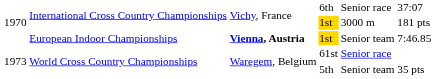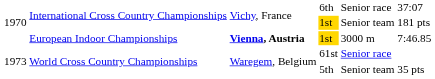(358, 22) 3000 m -> (368, 22) Senior team
(368, 38) Senior team -> (358, 38) 3000 m
